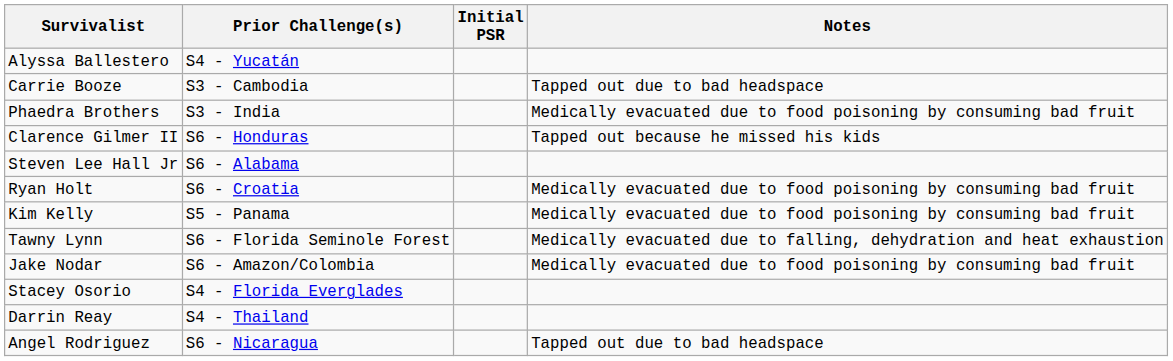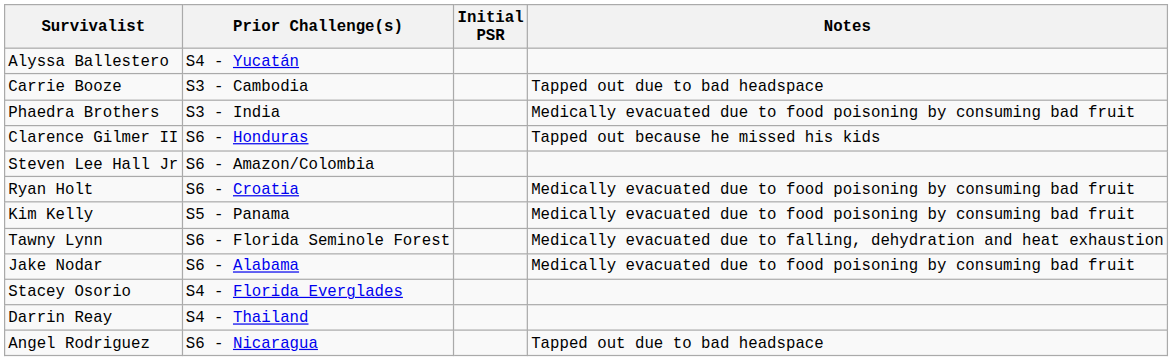(242, 164) S6 - Alabama -> (280, 164) S6 - Amazon/Colombia
(280, 266) S6 - Amazon/Colombia -> (242, 266) S6 - Alabama
